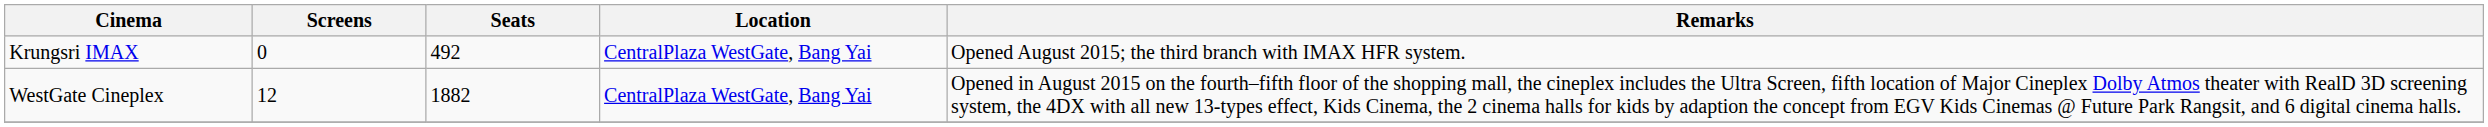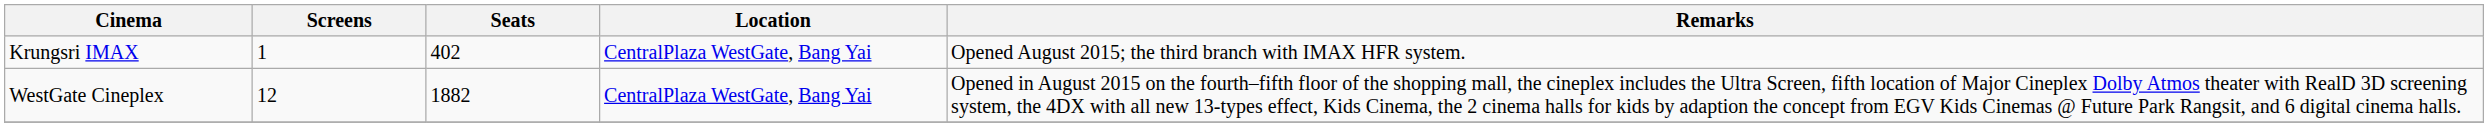(262, 52) 0 -> (262, 52) 1
(446, 52) 492 -> (446, 52) 402
